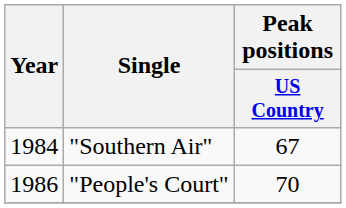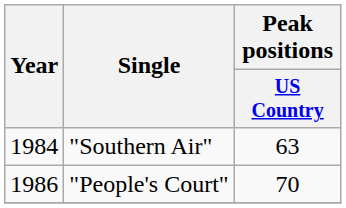(288, 146) 67 -> (288, 146) 63
